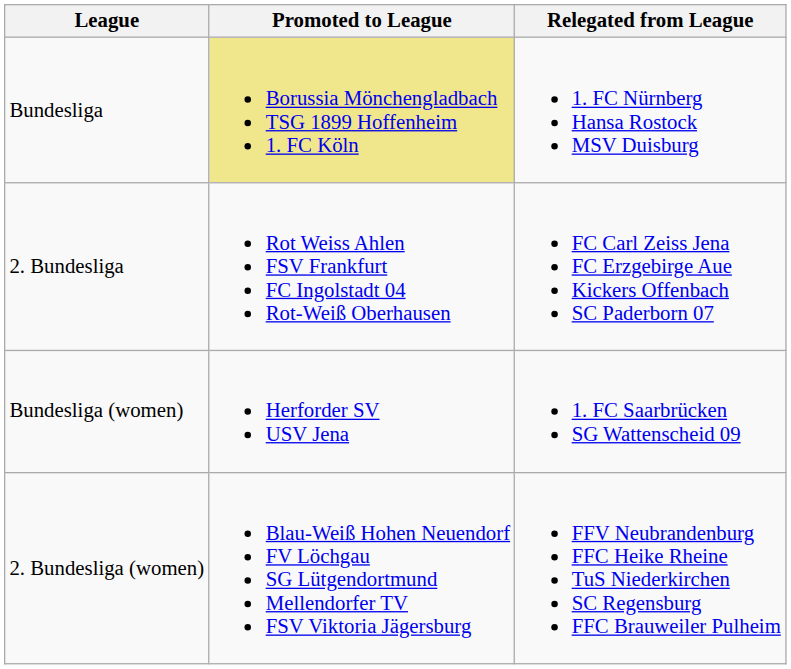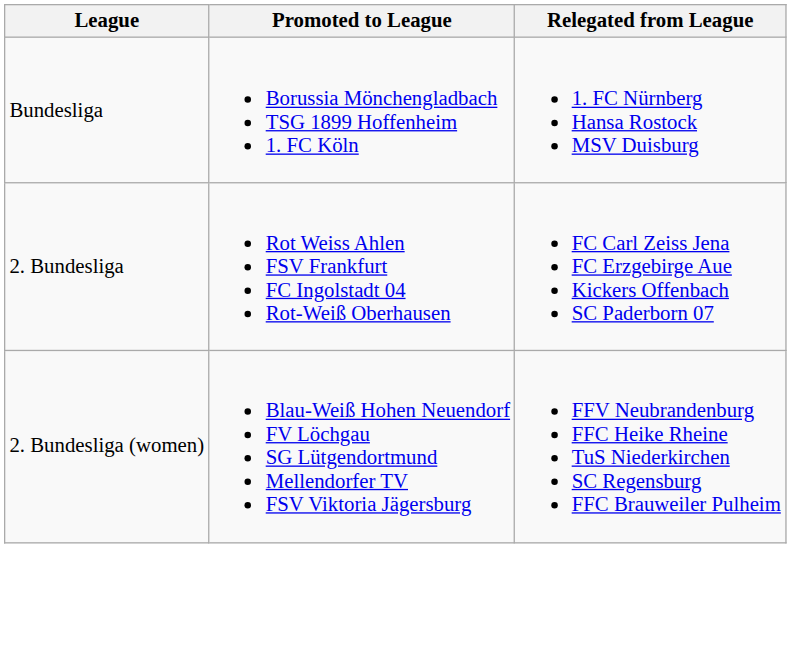(362, 122) khaki background -> (362, 122) no background
- row: (96, 411)
